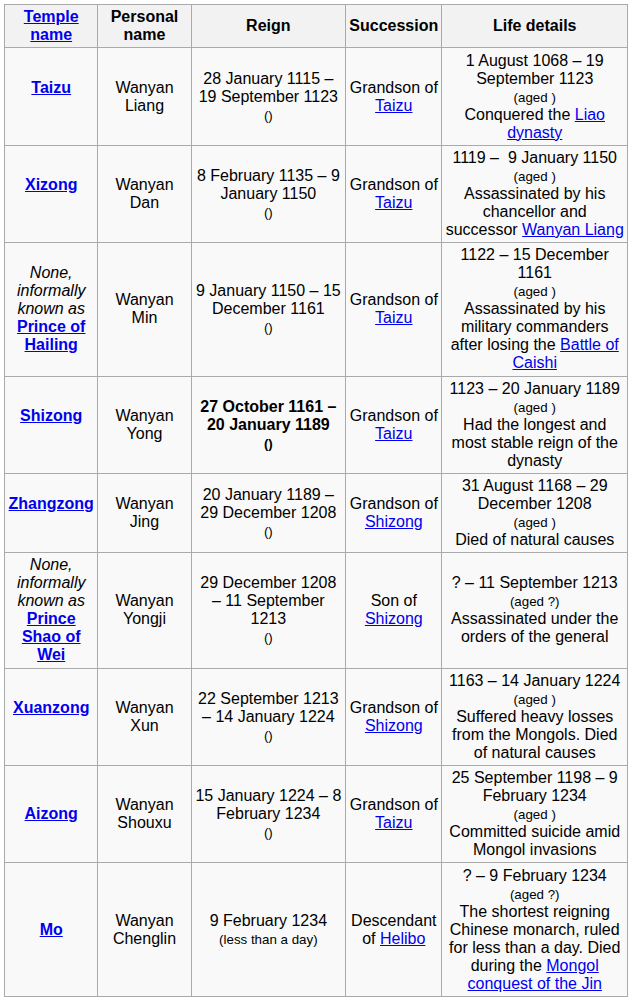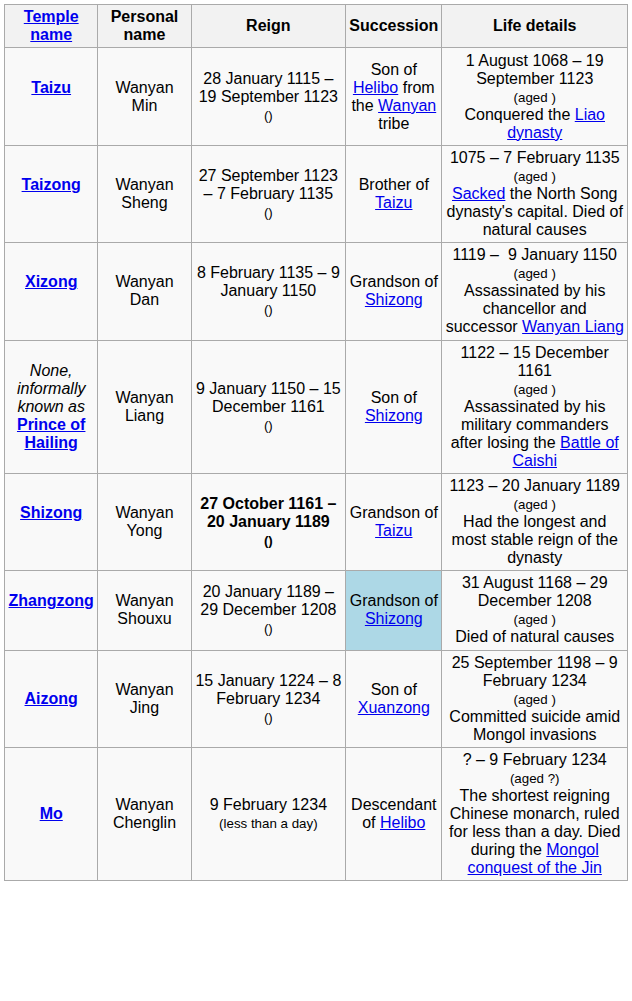(144, 96) Wanyan Liang -> (144, 96) Wanyan Min
(394, 96) Grandson of Taizu -> (394, 96) Son of Helibo from the Wanyan tribe
+ row: (51, 184)
(394, 193) Grandson of Taizu -> (394, 291) Grandson of Shizong
(144, 309) Wanyan Min -> (144, 406) Wanyan Liang
(394, 309) Grandson of Taizu -> (394, 406) Son of Shizong
(144, 513) Wanyan Jing -> (144, 610) Wanyan Shouxu
(394, 513) no background -> (394, 610) lightblue background
- row: (51, 610)
- row: (51, 707)
(144, 814) Wanyan Shouxu -> (144, 698) Wanyan Jing
(394, 814) Grandson of Taizu -> (394, 698) Son of Xuanzong
